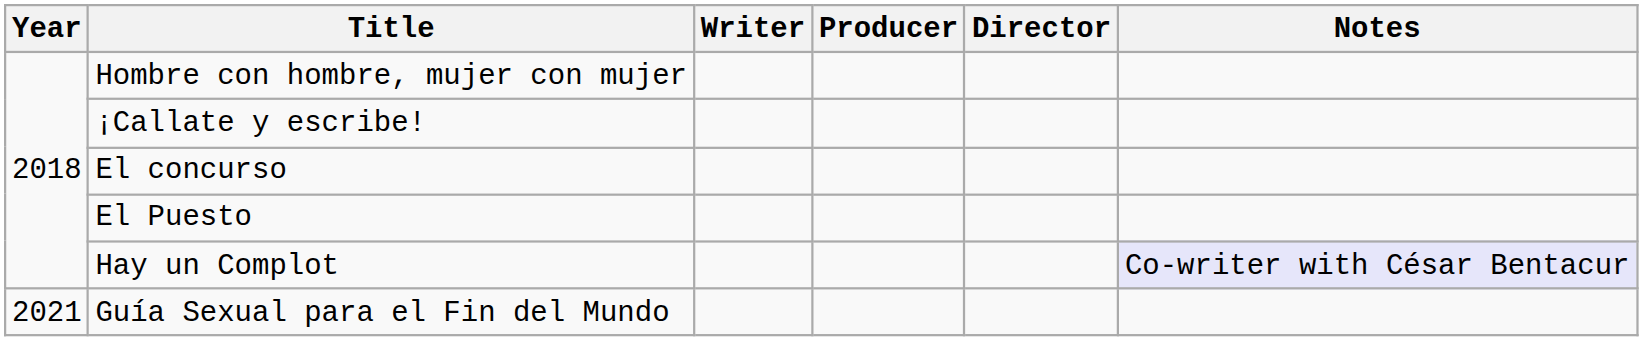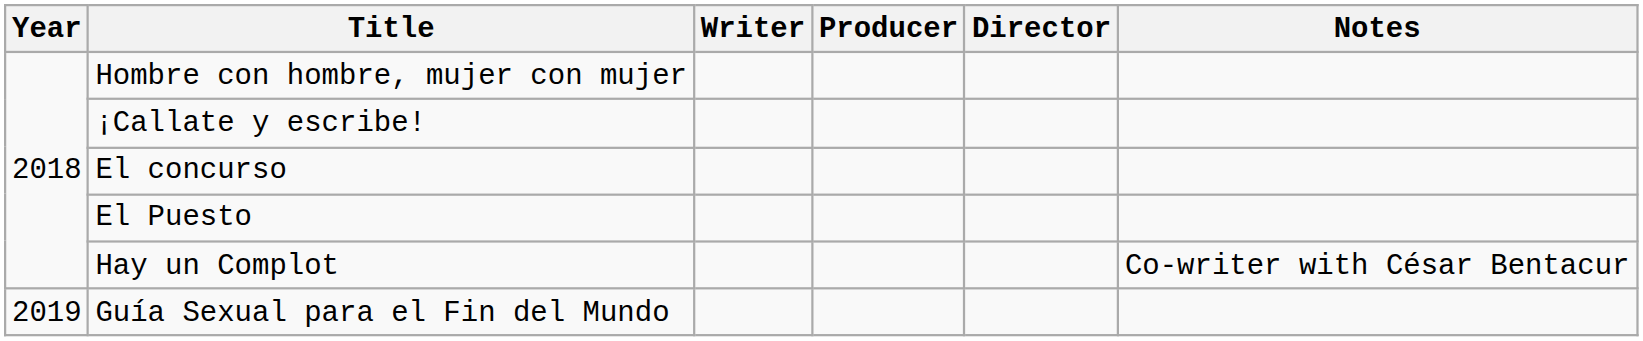(1377, 265) lavender background -> (1377, 265) no background
(47, 312) 2021 -> (47, 312) 2019
